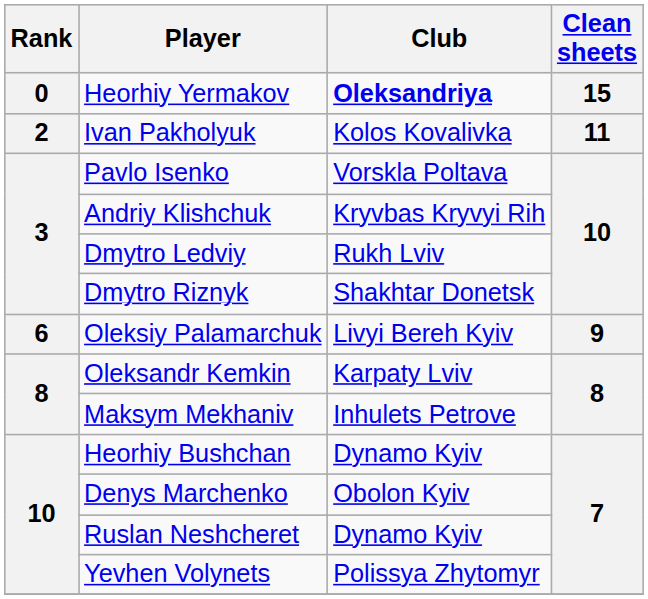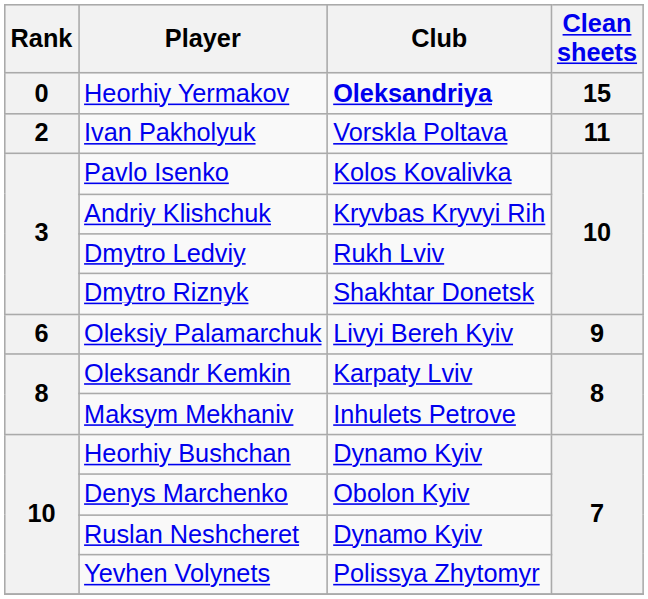(422, 133) Kolos Kovalivka -> (420, 133) Vorskla Poltava
(420, 173) Vorskla Poltava -> (422, 173) Kolos Kovalivka
